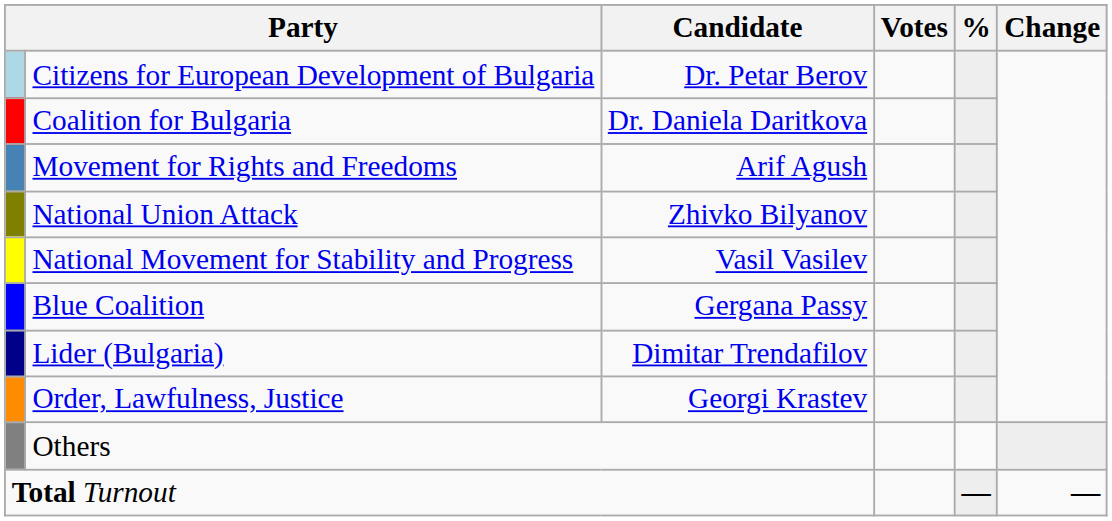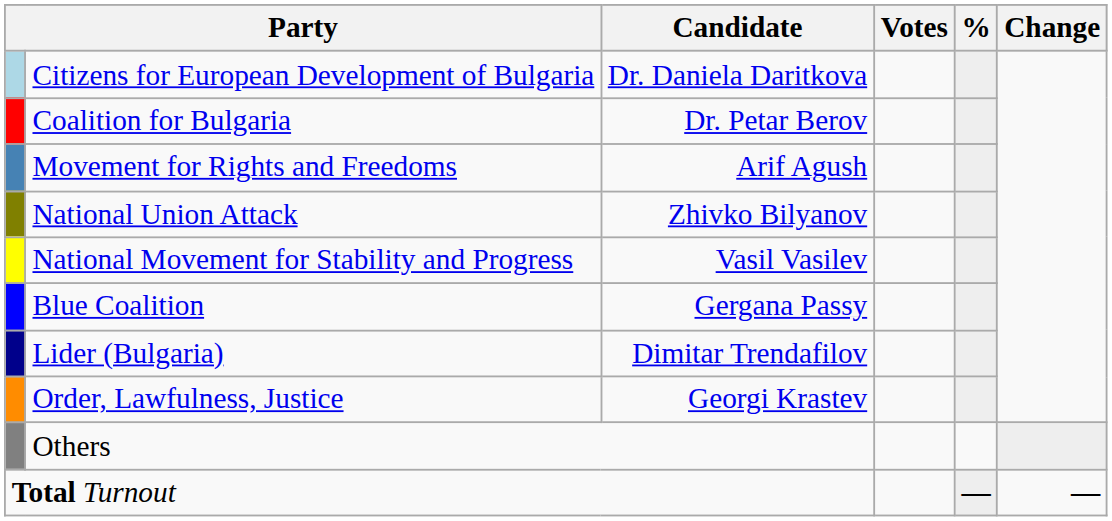(776, 74) Dr. Petar Berov -> (738, 74) Dr. Daniela Daritkova
(738, 120) Dr. Daniela Daritkova -> (776, 120) Dr. Petar Berov
